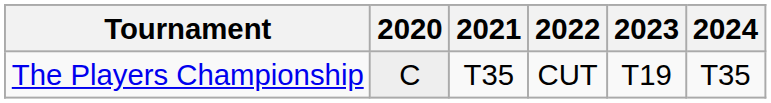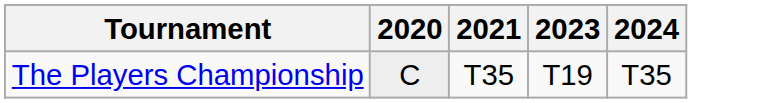- column: (568, 28)
